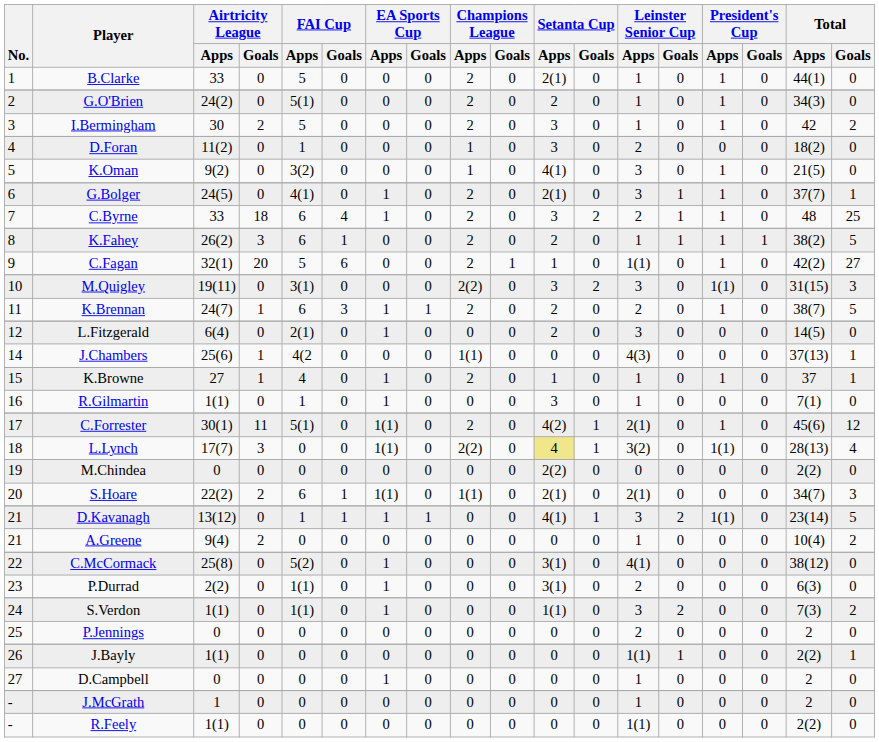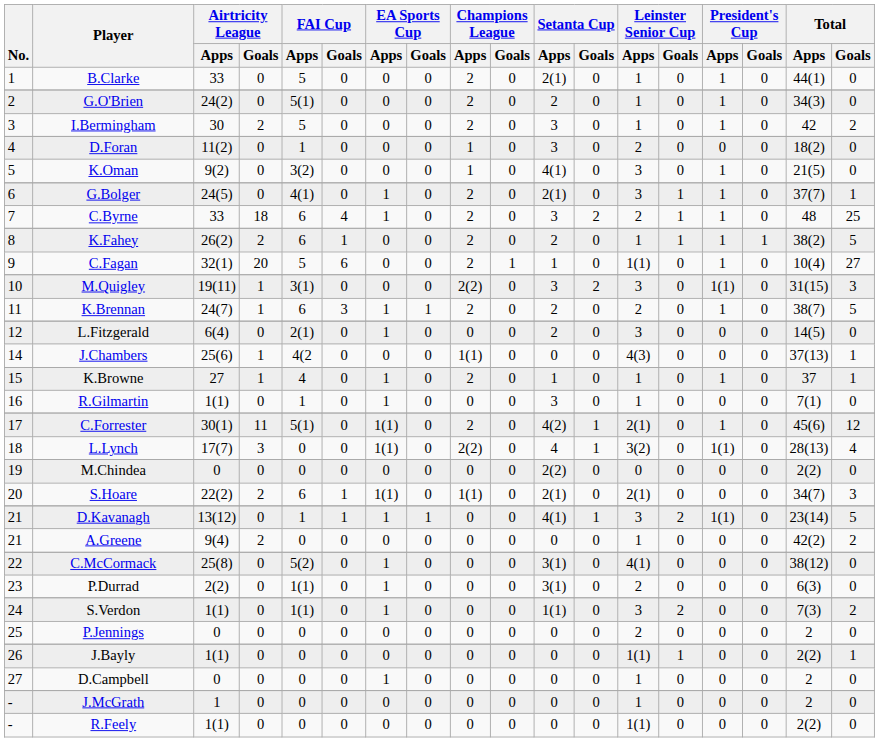(261, 240) 3 -> (261, 240) 2
(809, 263) 42(2) -> (809, 263) 10(4)
(261, 286) 0 -> (261, 286) 1
(554, 448) khaki background -> (554, 448) no background
(809, 540) 10(4) -> (809, 540) 42(2)
